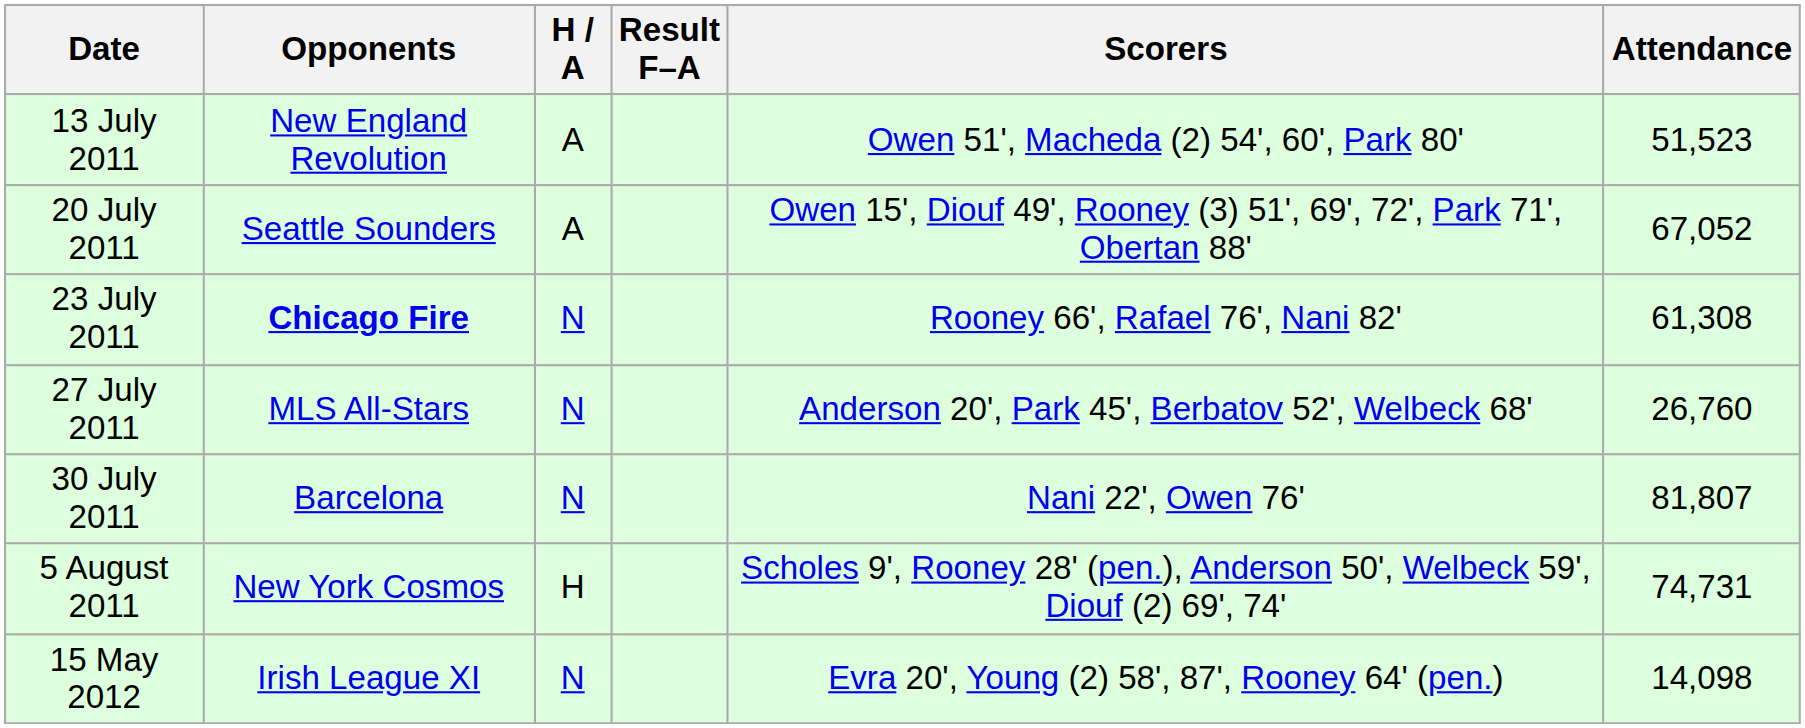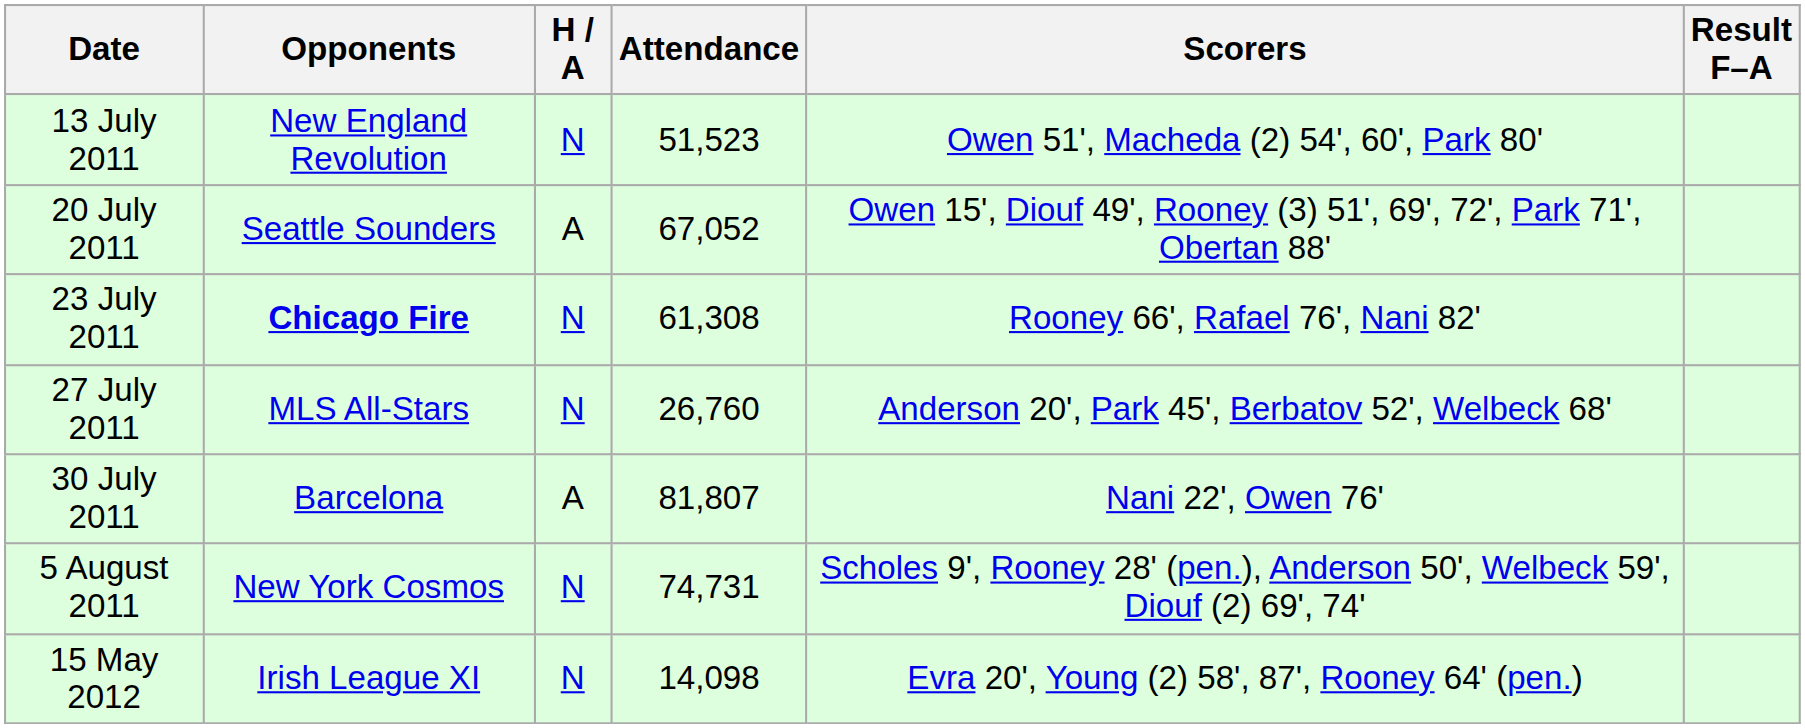columns swapped: (669, 49) <-> (1702, 49)
(573, 139) A -> (573, 139) N
(573, 498) N -> (573, 498) A
(573, 588) H -> (573, 588) N
